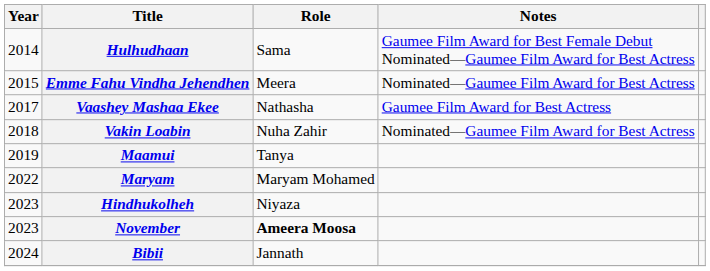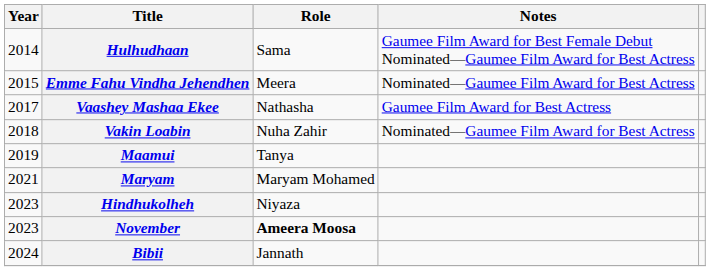(23, 180) 2022 -> (23, 180) 2021
